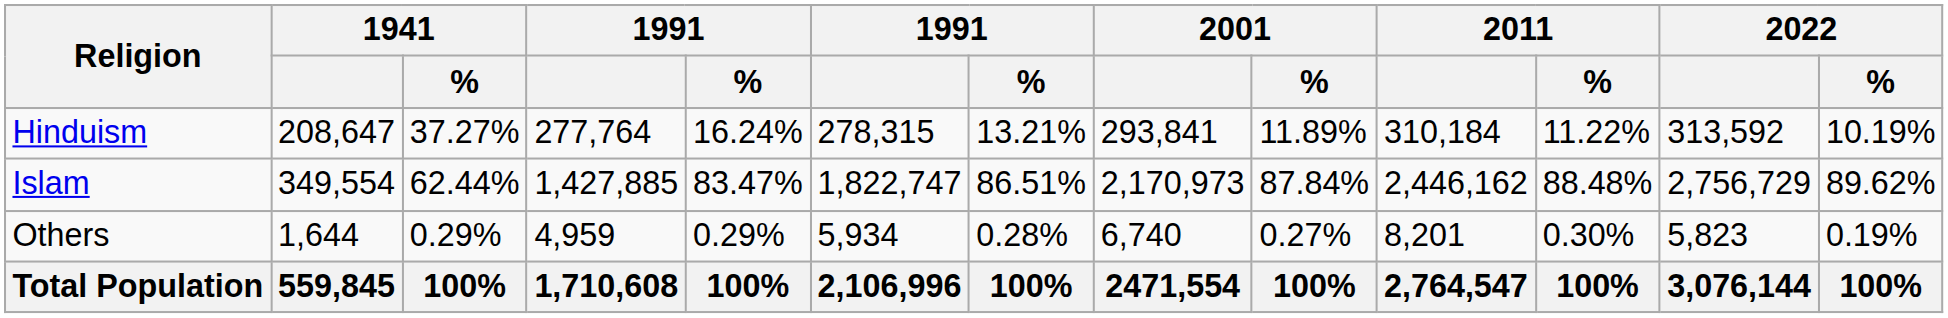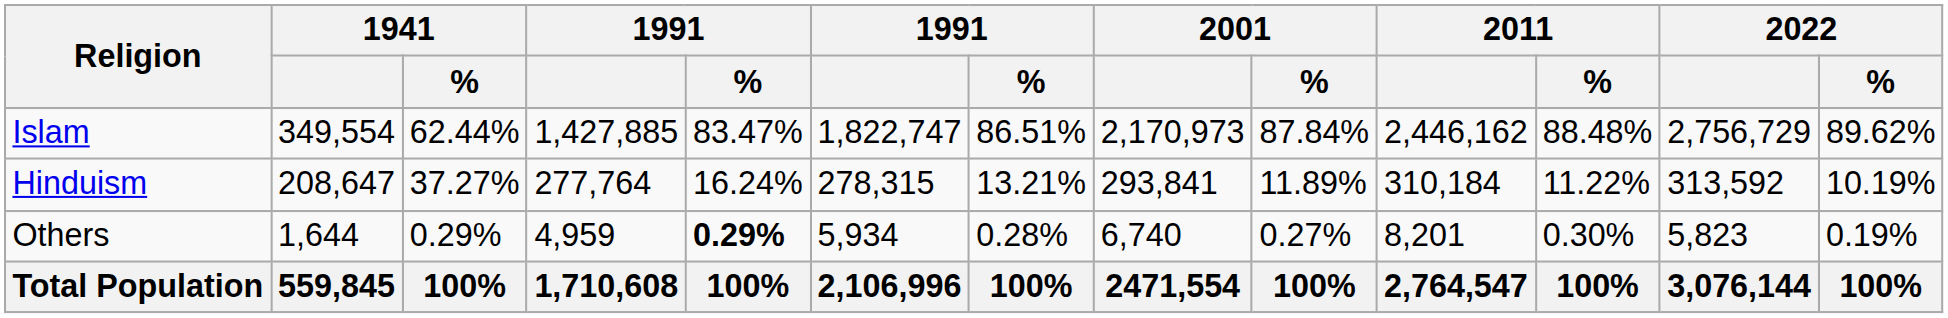rows swapped: (51, 183) <-> (80, 132)
(739, 235) normal -> (739, 235) bold
